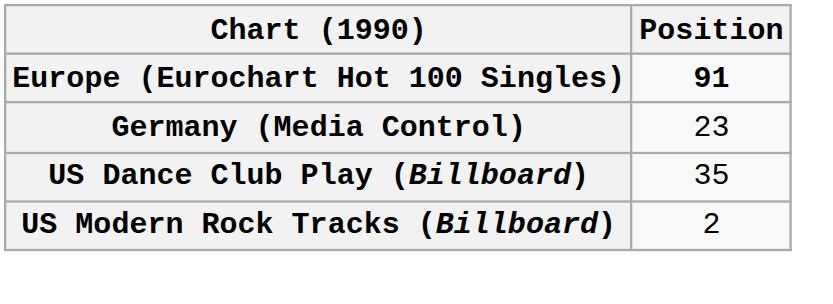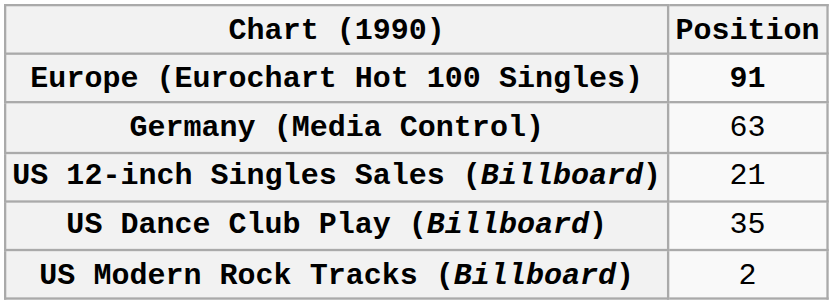(711, 128) 23 -> (748, 128) 63
+ row: (337, 176)
